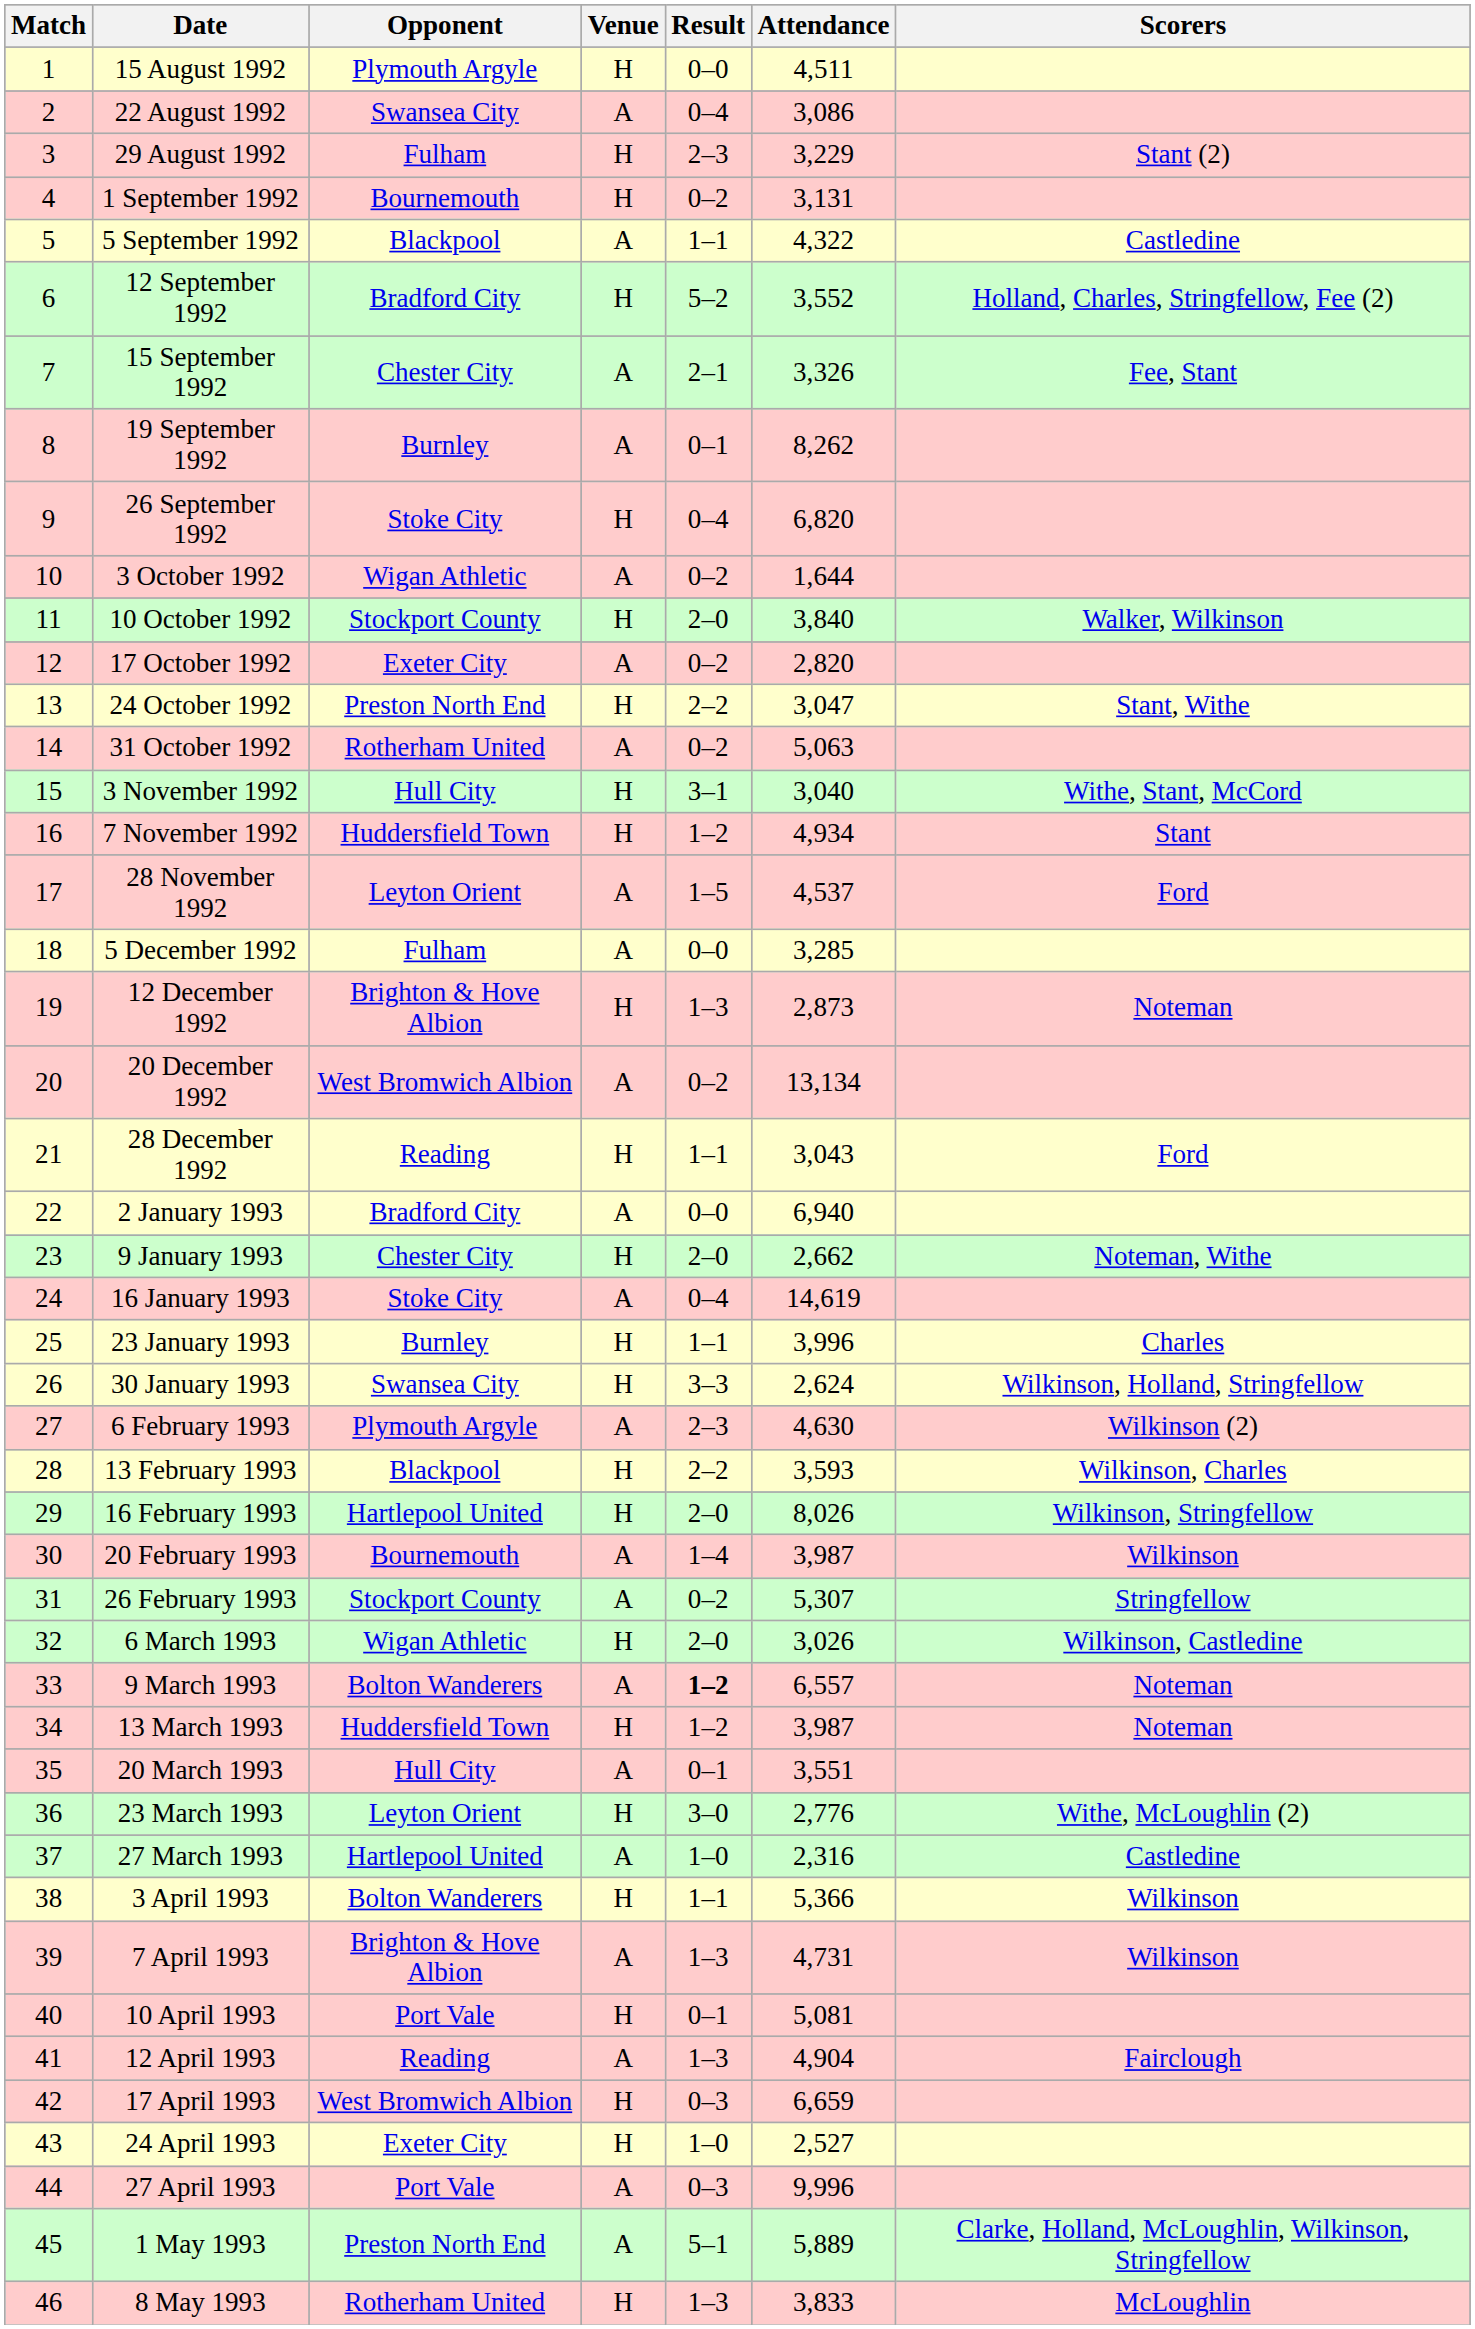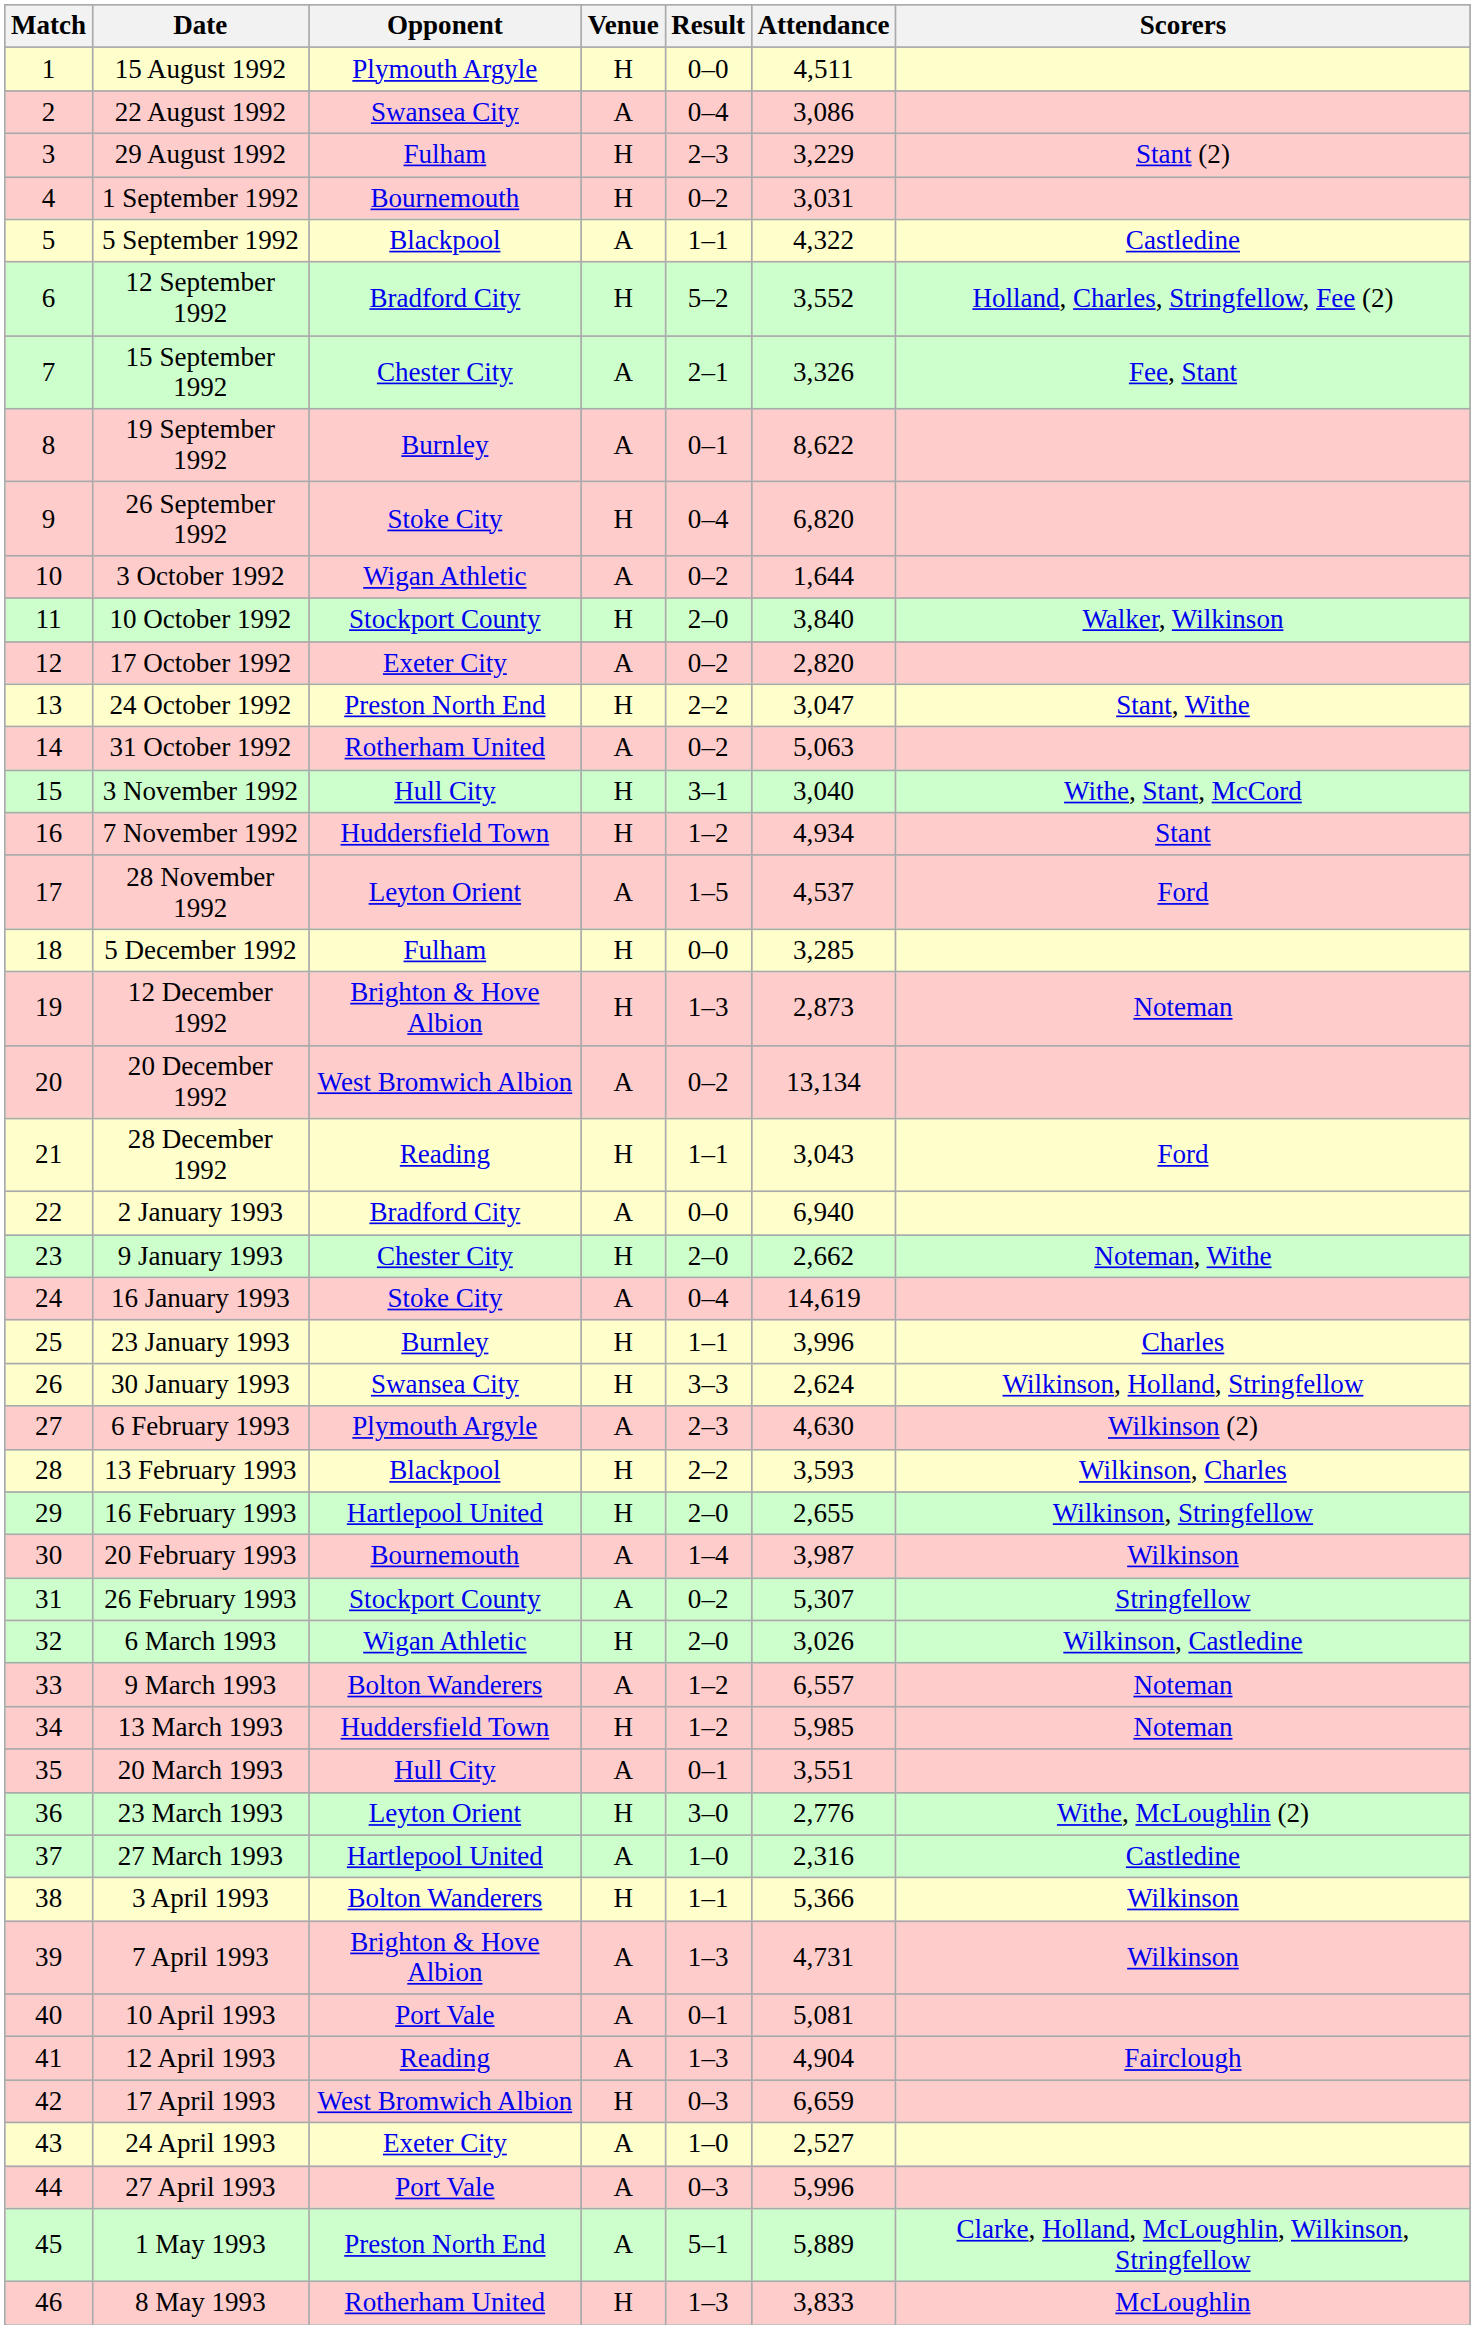(824, 197) 3,131 -> (824, 197) 3,031
(824, 445) 8,262 -> (824, 445) 8,622
(623, 949) A -> (623, 949) H
(824, 1512) 8,026 -> (824, 1512) 2,655
(708, 1684) bold -> (708, 1684) normal
(824, 1727) 3,987 -> (824, 1727) 5,985
(623, 2015) H -> (623, 2015) A
(623, 2143) H -> (623, 2143) A
(824, 2186) 9,996 -> (824, 2186) 5,996
